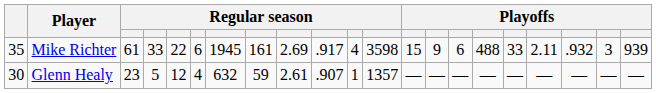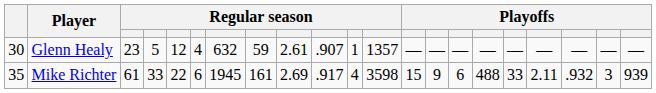rows swapped: (74, 49) <-> (72, 75)
